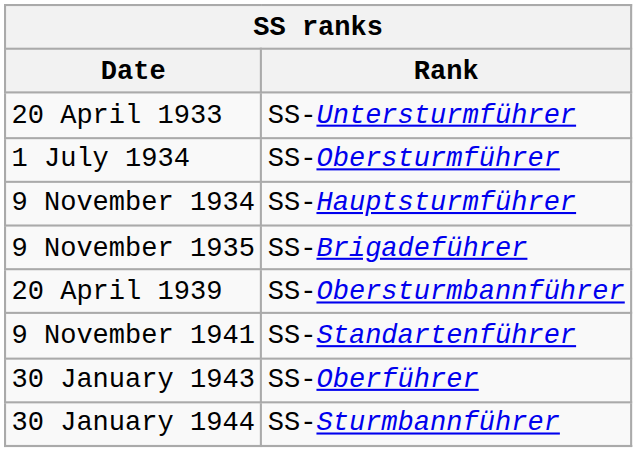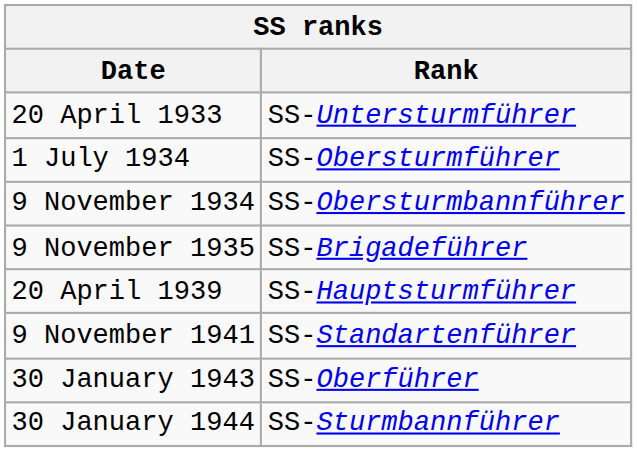(422, 203) SS-Hauptsturmführer -> (446, 203) SS-Obersturmbannführer
(446, 291) SS-Obersturmbannführer -> (422, 291) SS-Hauptsturmführer
